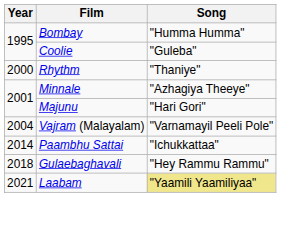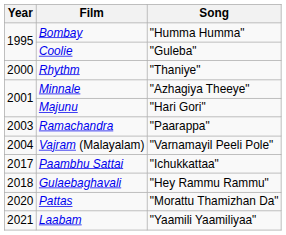+ row: (76, 126)
(20, 145) 2014 -> (20, 164) 2017
+ row: (56, 201)
(203, 182) khaki background -> (203, 220) no background
